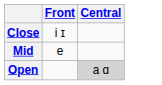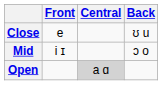+ column: (141, 13)
(60, 32) i ɪ -> (60, 32) e
(60, 51) e -> (60, 51) i ɪ
